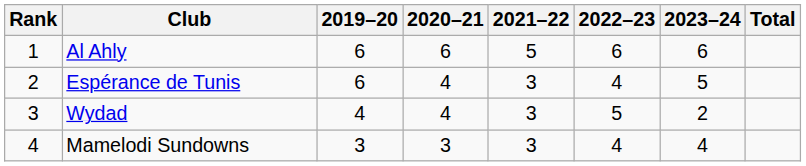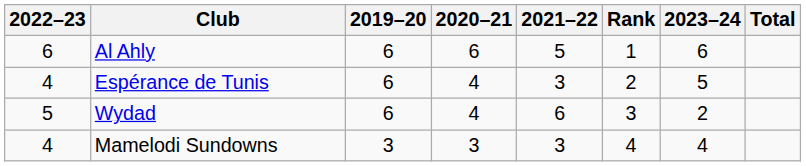columns swapped: (33, 20) <-> (617, 20)
(360, 113) 4 -> (388, 113) 6
(531, 113) 3 -> (560, 113) 6
